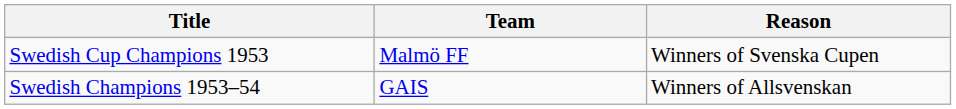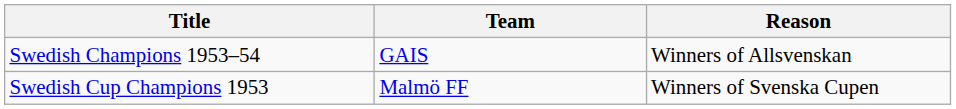rows swapped: (135, 87) <-> (139, 54)
